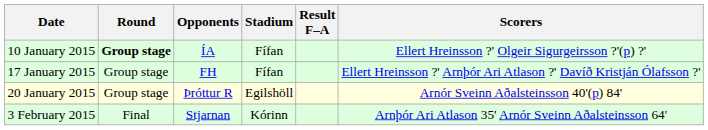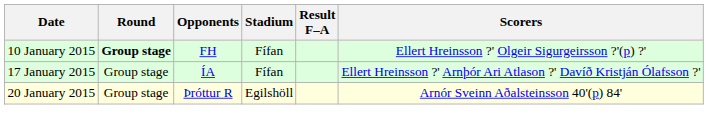(208, 51) ÍA -> (208, 51) FH
(208, 72) FH -> (208, 72) ÍA
- row: (51, 114)
